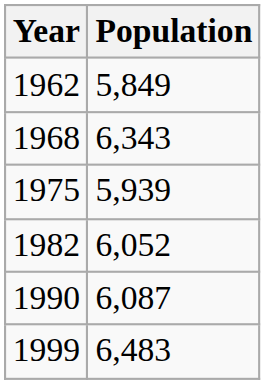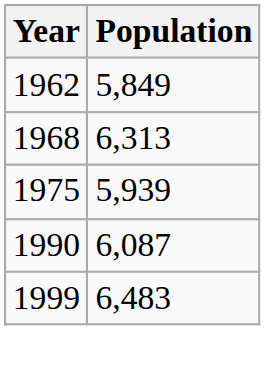(133, 137) 6,343 -> (133, 137) 6,313
- row: (46, 244)
